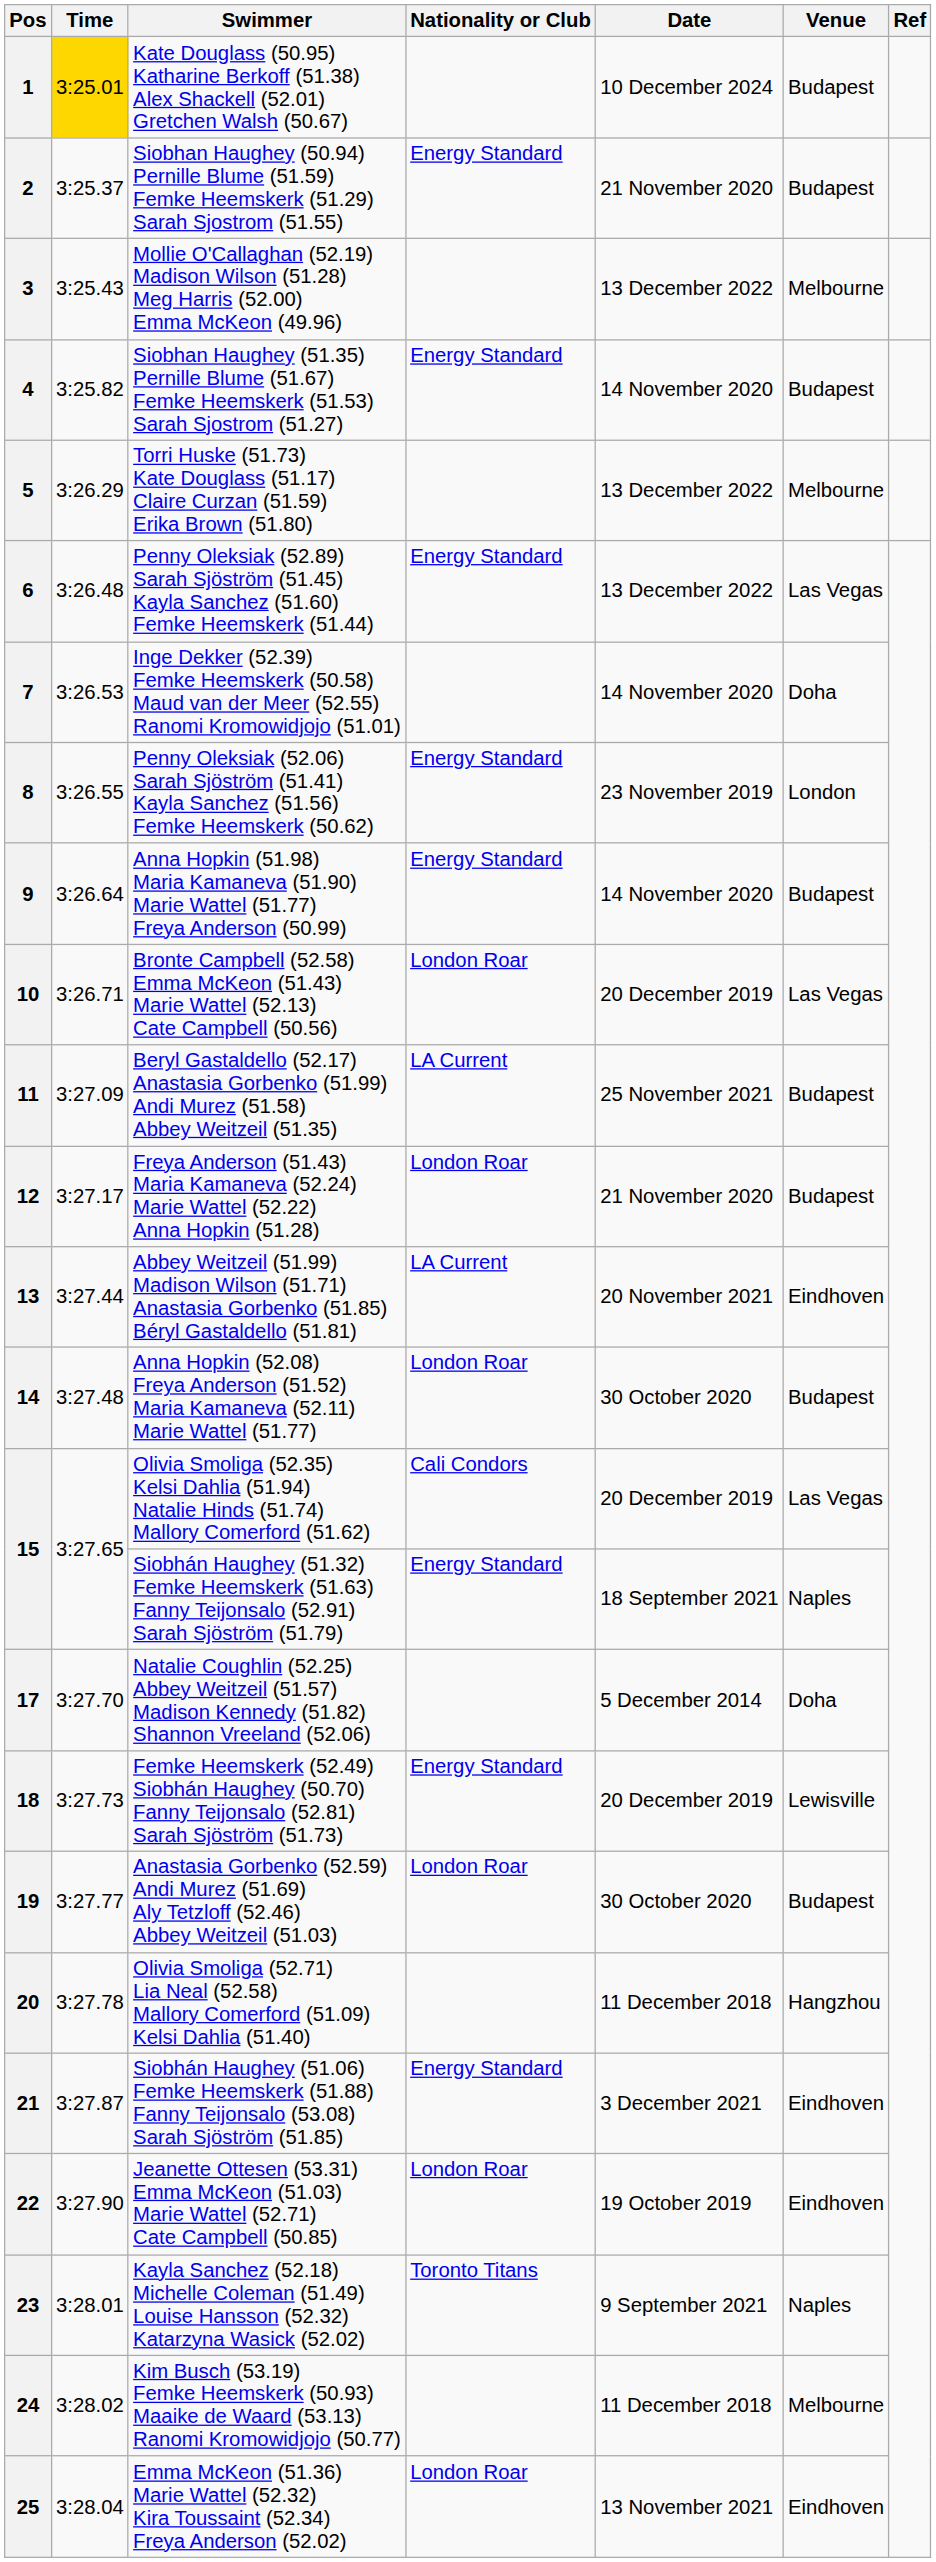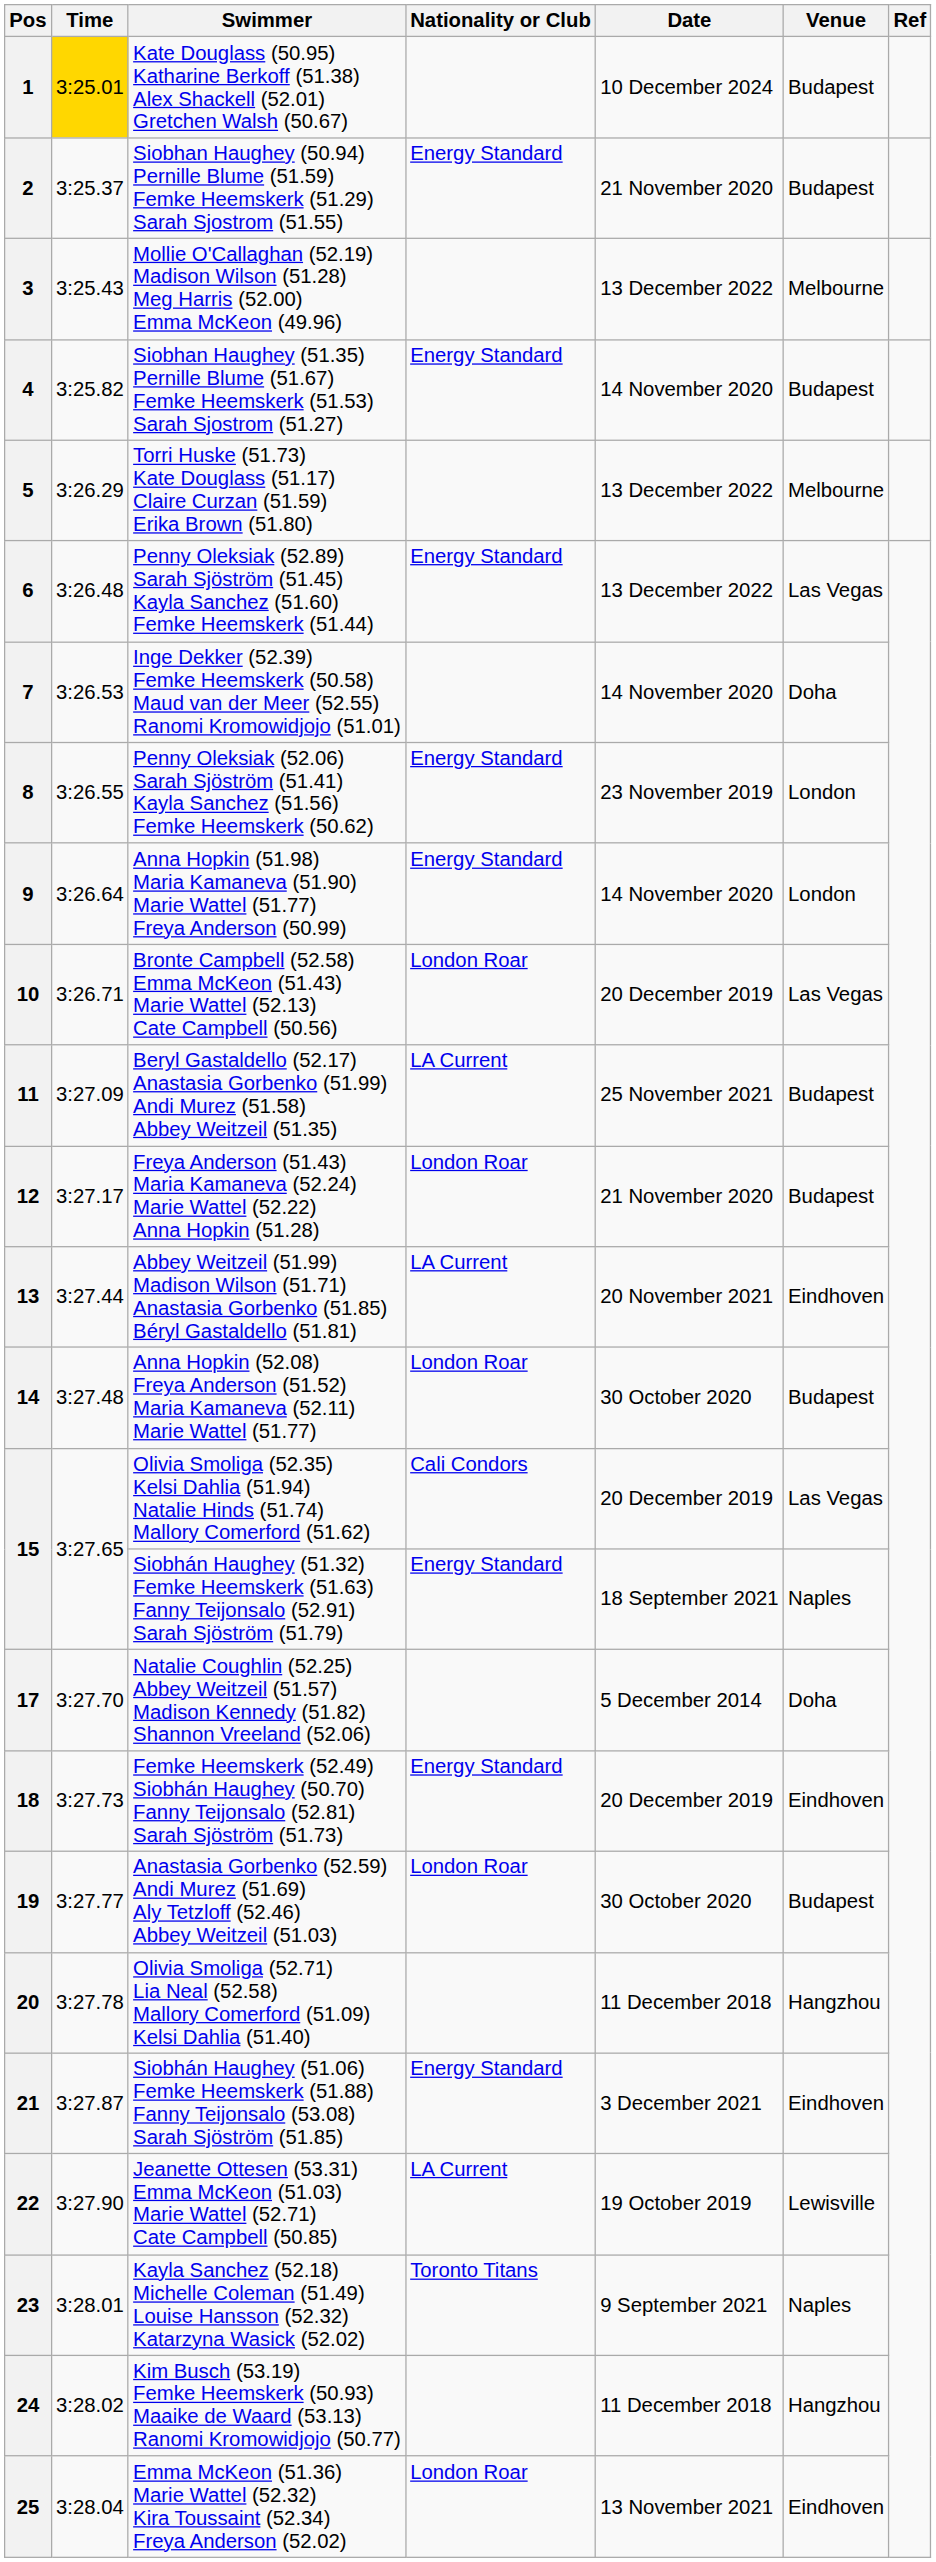(831, 893) Budapest -> (822, 893) London
(832, 1800) Lewisville -> (836, 1800) Eindhoven
(469, 2169) London Roar -> (459, 2169) LA Current
(836, 2204) Eindhoven -> (832, 2204) Lewisville
(836, 2405) Melbourne -> (834, 2405) Hangzhou
